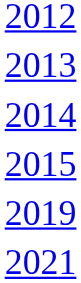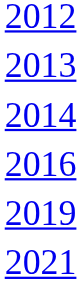- row: (41, 164)
+ row: (41, 164)
